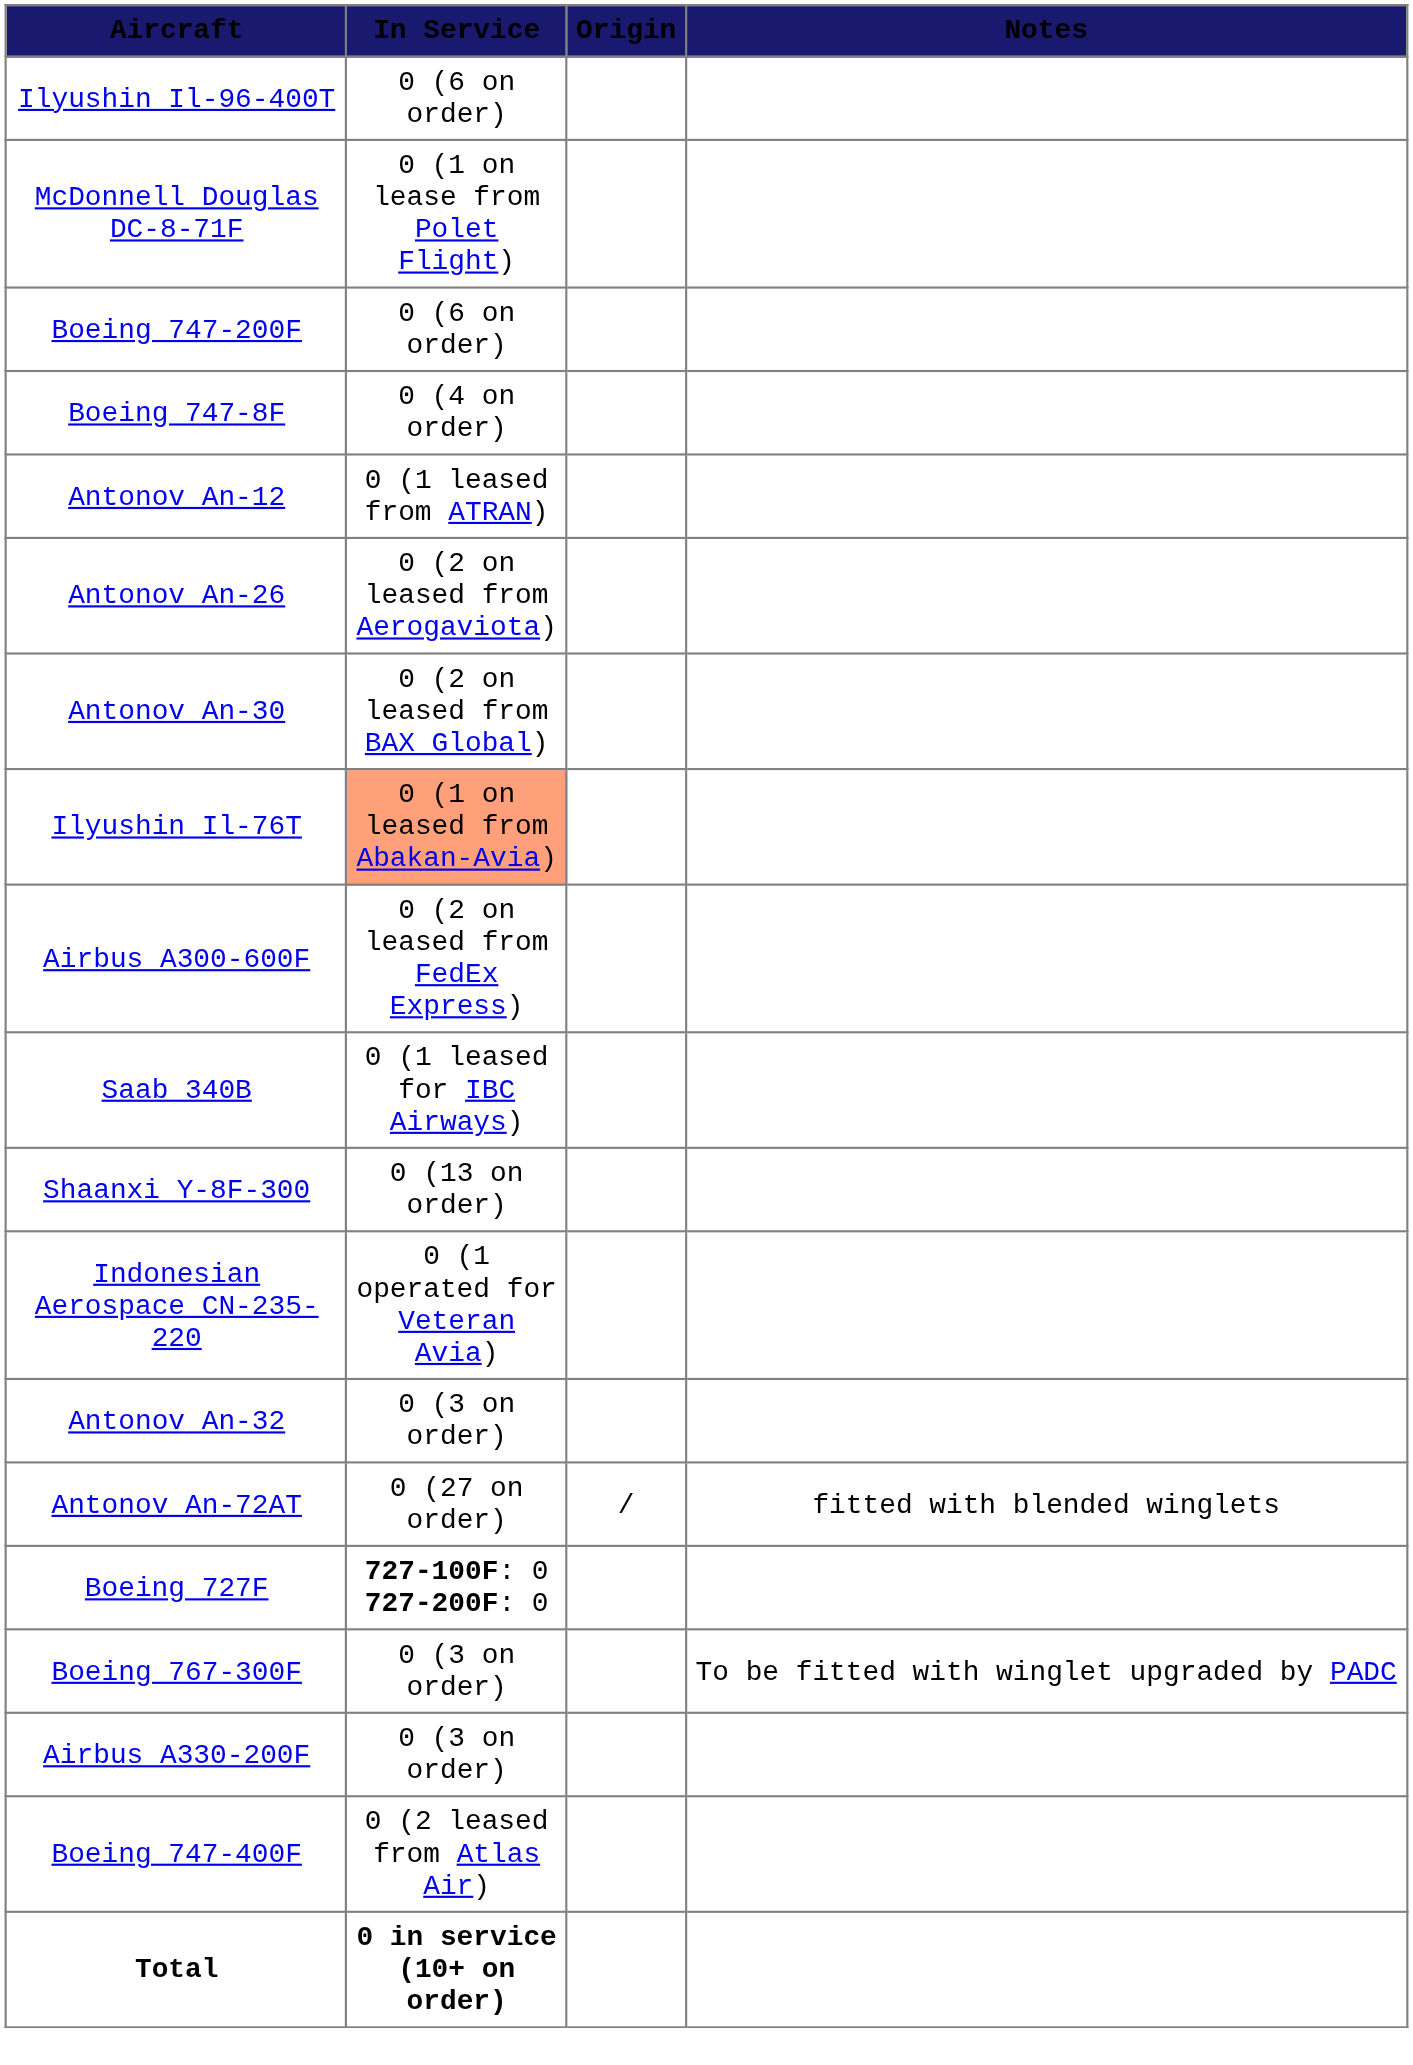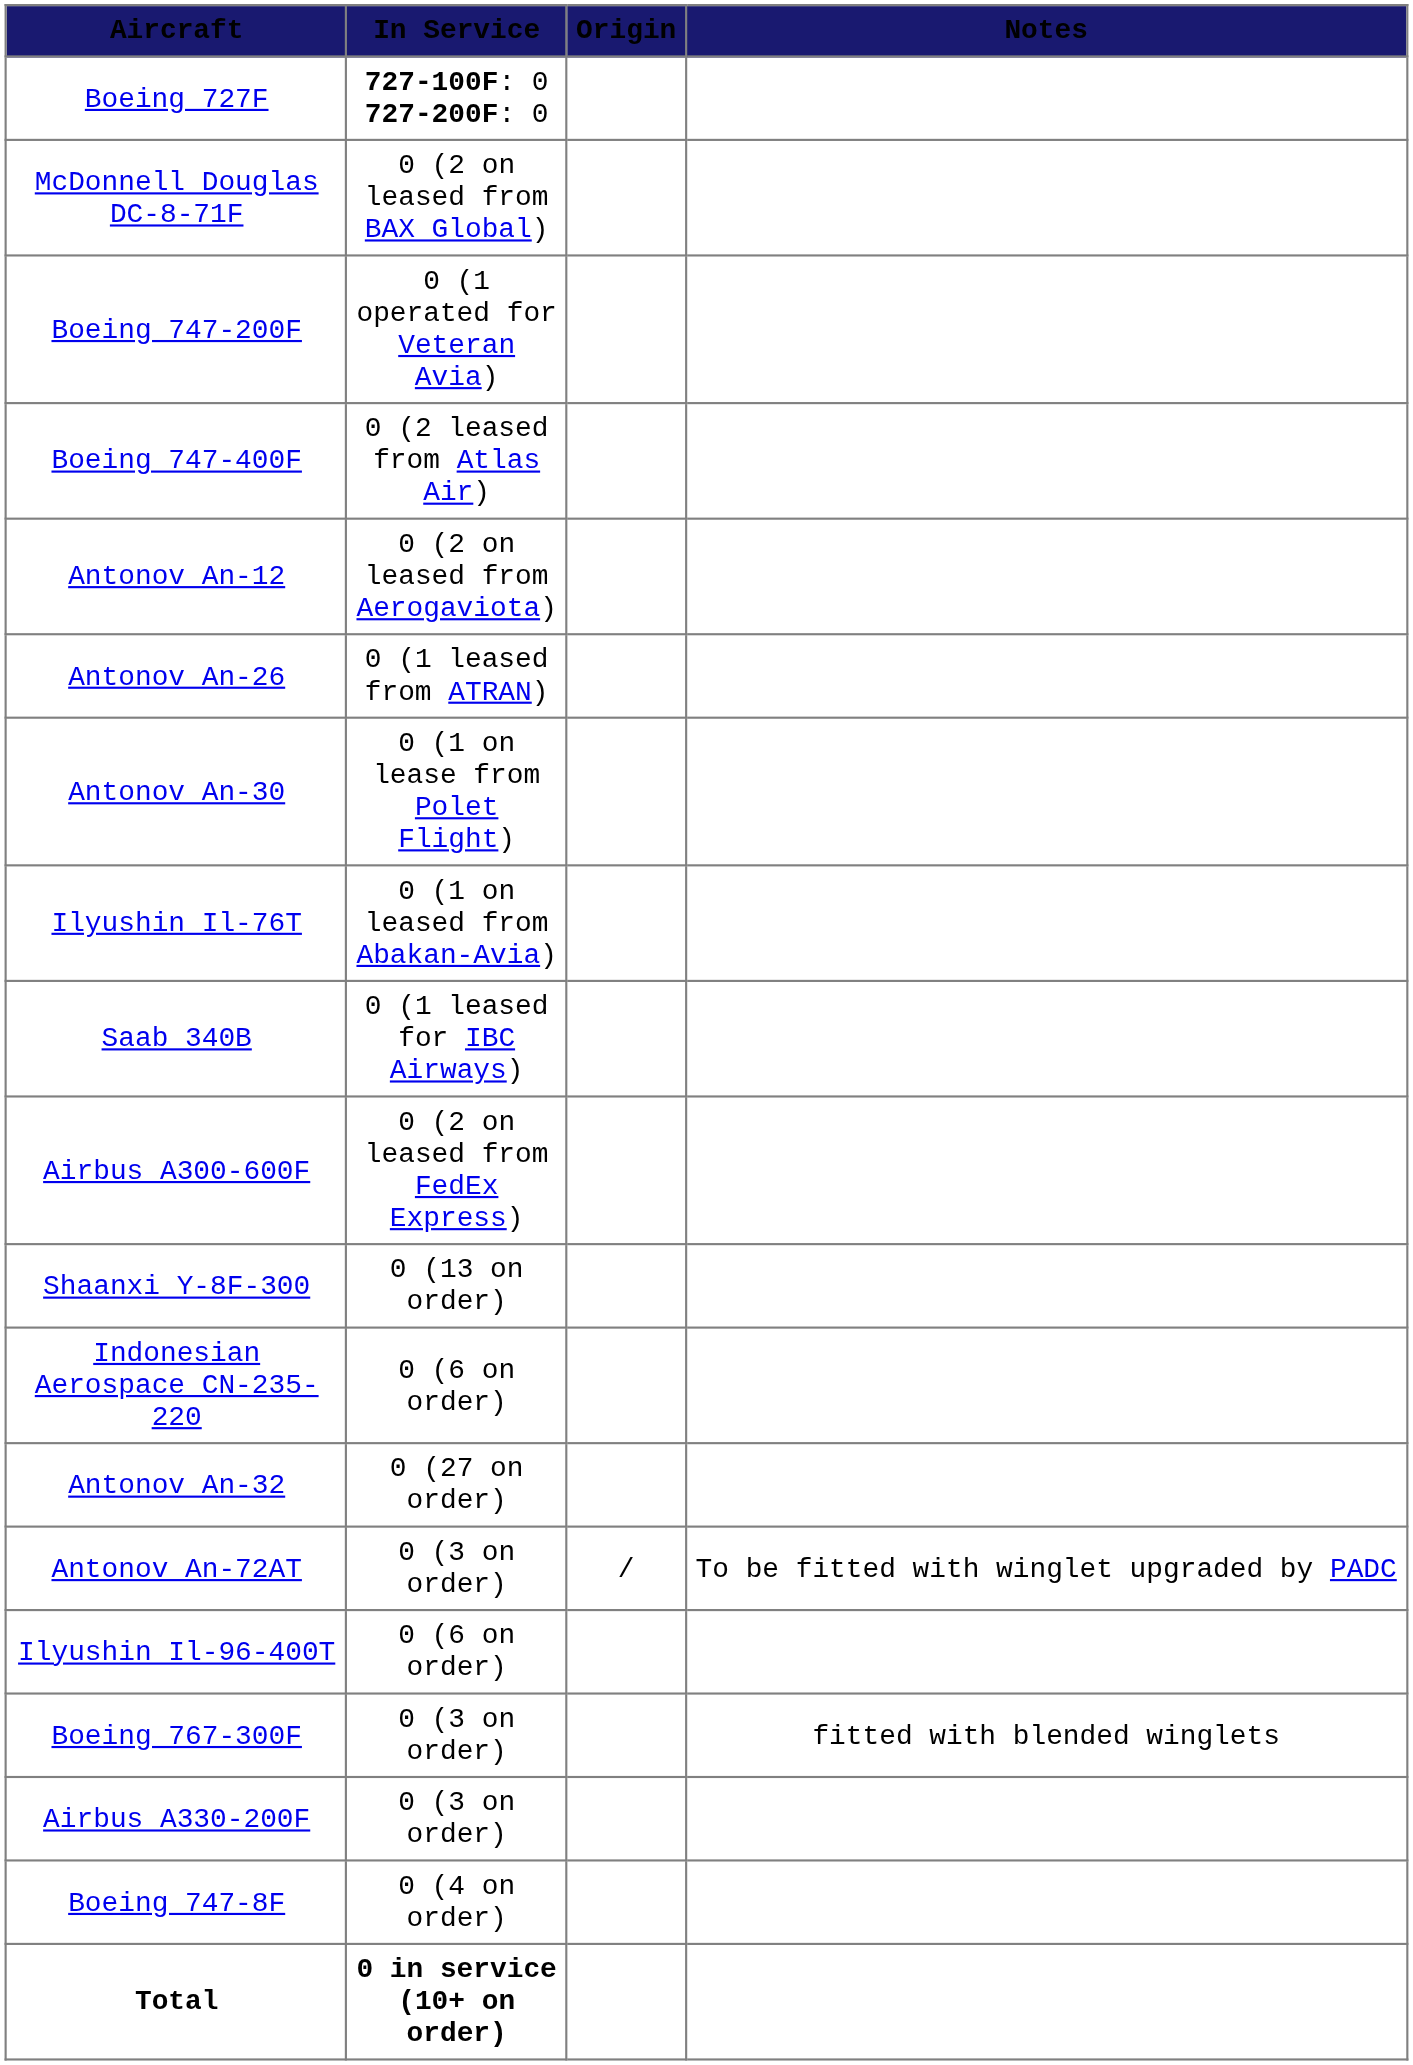rows swapped: (177, 1588) <-> (177, 98)
(457, 214) 0 (1 on lease from Polet Flight) -> (457, 198) 0 (2 on leased from BAX Global)
(457, 329) 0 (6 on order) -> (457, 329) 0 (1 operated for Veteran Avia)
rows swapped: (177, 1854) <-> (177, 413)
(457, 496) 0 (1 leased from ATRAN) -> (457, 576) 0 (2 on leased from Aerogaviota)
(457, 596) 0 (2 on leased from Aerogaviota) -> (457, 676) 0 (1 leased from ATRAN)
(457, 711) 0 (2 on leased from BAX Global) -> (457, 792) 0 (1 on lease from Polet Flight)
(457, 827) lightsalmon background -> (457, 923) no background
rows swapped: (177, 958) <-> (177, 1090)
(457, 1305) 0 (1 operated for Veteran Avia) -> (457, 1385) 0 (6 on order)
(457, 1421) 0 (3 on order) -> (457, 1485) 0 (27 on order)
(457, 1504) 0 (27 on order) -> (457, 1568) 0 (3 on order)
(1046, 1504) fitted with blended winglets -> (1046, 1568) To be fitted with winglet upgraded by PADC
(1046, 1671) To be fitted with winglet upgraded by PADC -> (1046, 1735) fitted with blended winglets
